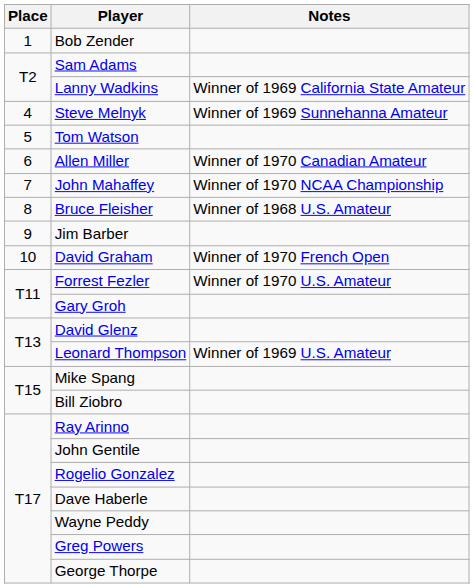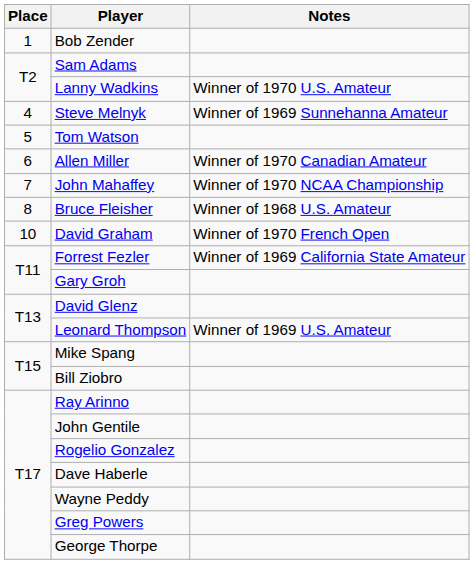(329, 88) Winner of 1969 California State Amateur -> (292, 88) Winner of 1970 U.S. Amateur
- row: (91, 233)
(292, 281) Winner of 1970 U.S. Amateur -> (329, 257) Winner of 1969 California State Amateur
